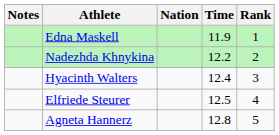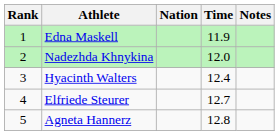columns swapped: (256, 15) <-> (23, 15)
(219, 57) 12.2 -> (219, 57) 12.0
(219, 99) 12.5 -> (219, 99) 12.7
